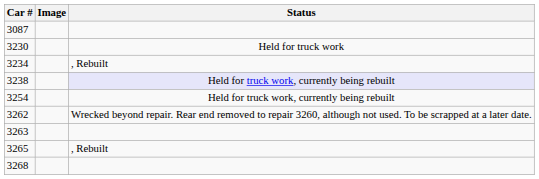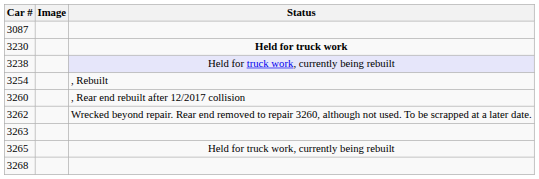(301, 47) normal -> (301, 47) bold
- row: (18, 64)
(301, 98) Held for truck work, currently being rebuilt -> (89, 81) , Rebuilt
+ row: (18, 98)
(89, 149) , Rebuilt -> (301, 149) Held for truck work, currently being rebuilt
